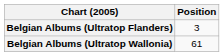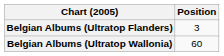(197, 43) 61 -> (197, 43) 60
